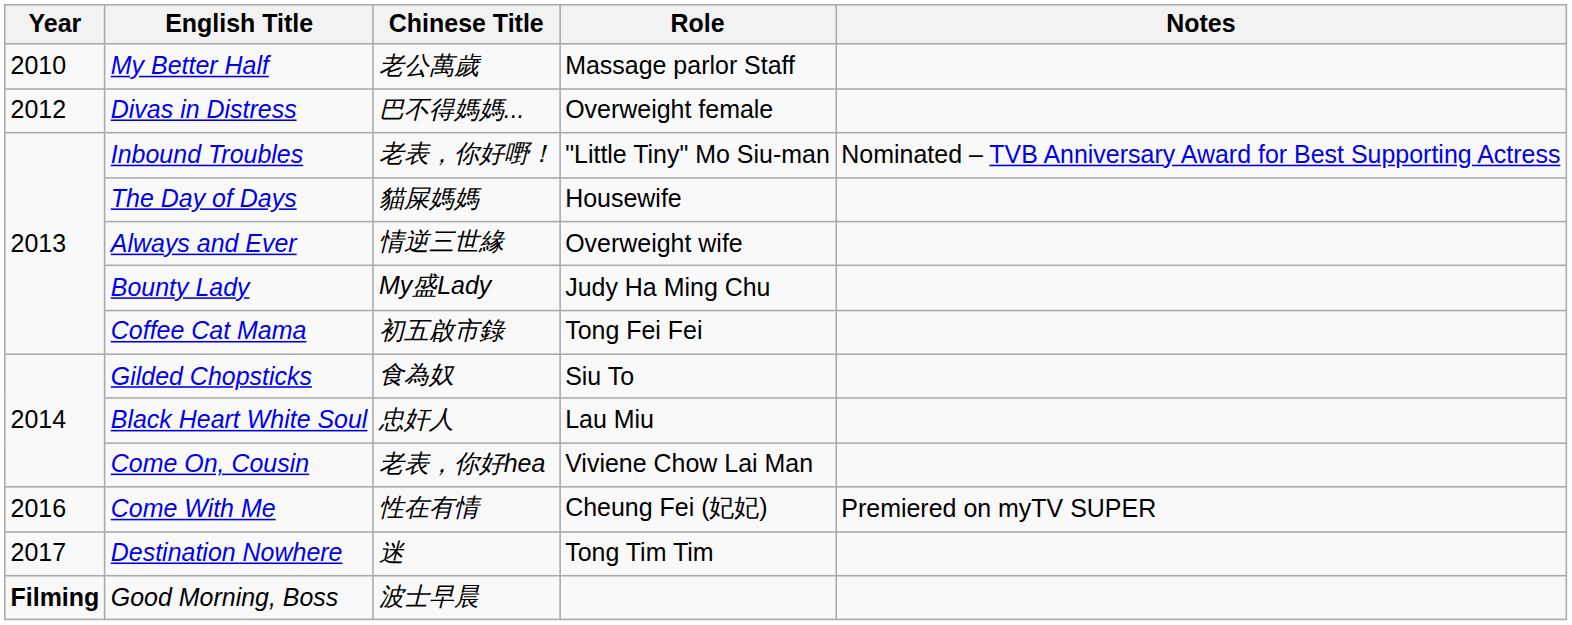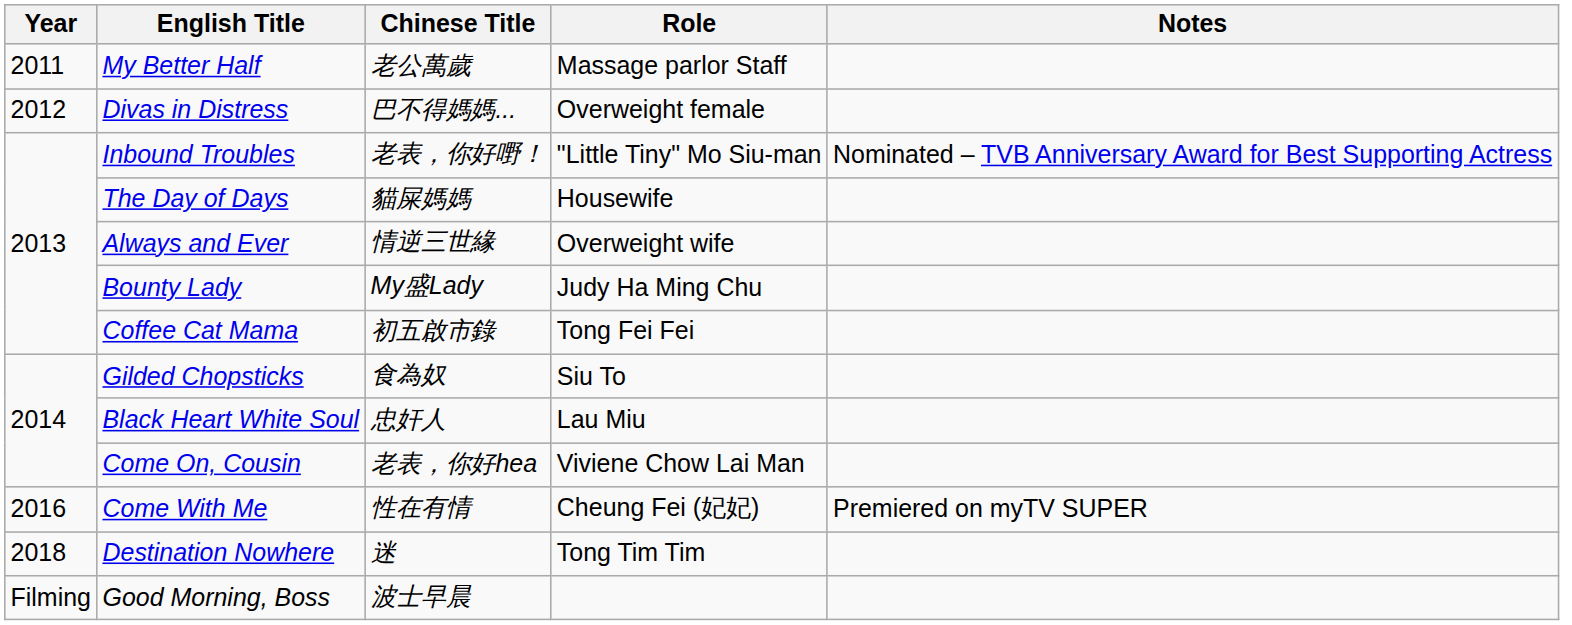(38, 66) 2010 -> (37, 66) 2011
(38, 553) 2017 -> (38, 553) 2018
(55, 597) bold -> (51, 597) normal
